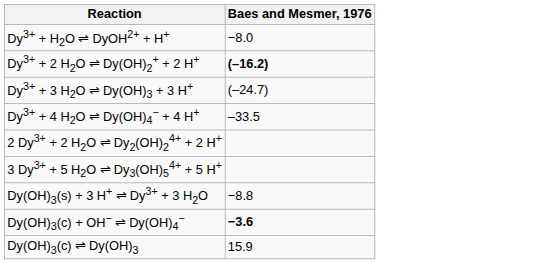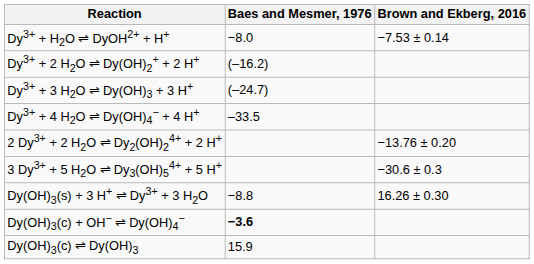+ column: (452, 14)
(248, 64) bold -> (248, 64) normal
